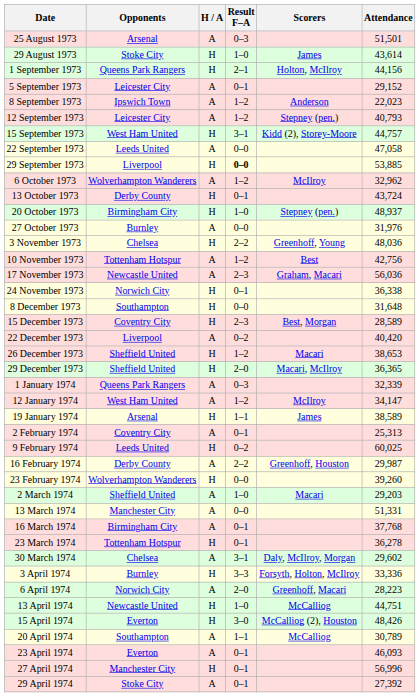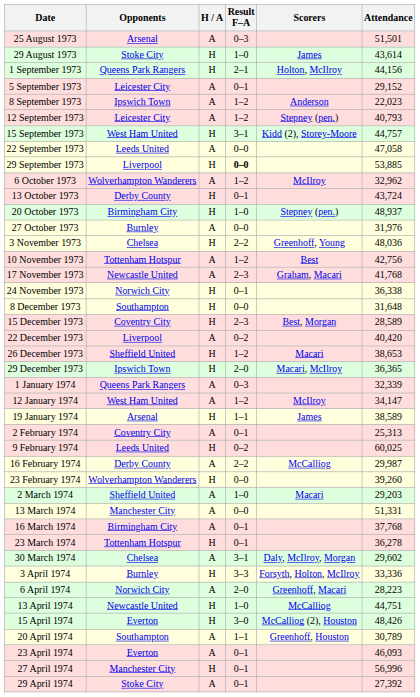(388, 275) 56,036 -> (388, 275) 41,768
(142, 369) Sheffield United -> (142, 369) Ipswich Town
(309, 464) Greenhoff, Houston -> (309, 464) McCalliog
(309, 637) McCalliog -> (309, 637) Greenhoff, Houston
